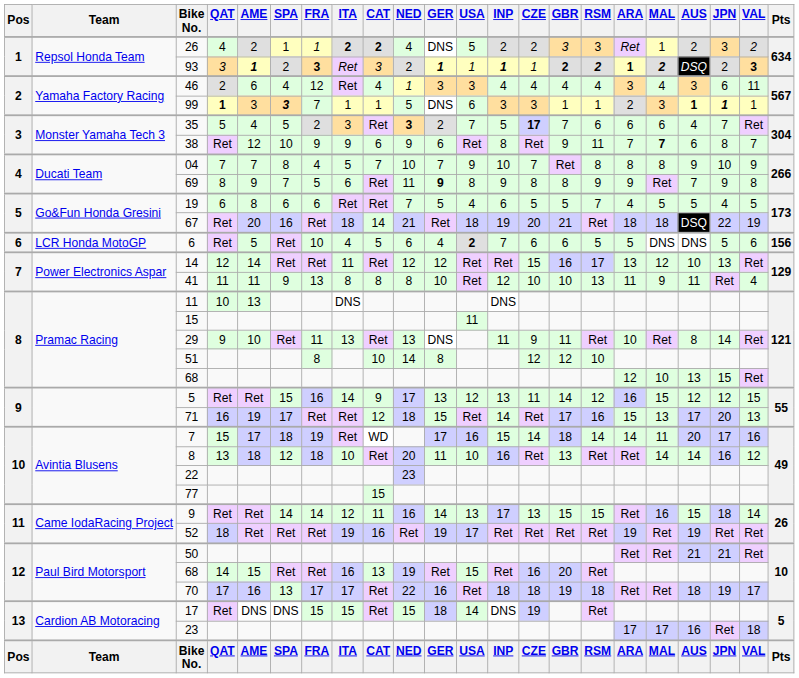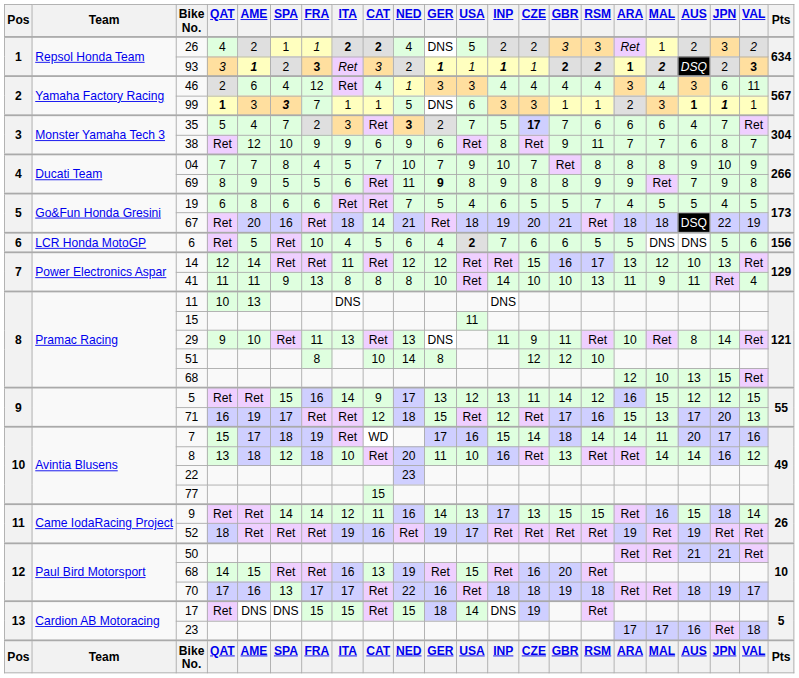(286, 125) 5 -> (286, 125) 7
(662, 144) bold -> (662, 144) normal
(286, 183) 7 -> (286, 183) 5
(503, 281) 12 -> (503, 281) 14
(503, 417) 14 -> (503, 417) 12
